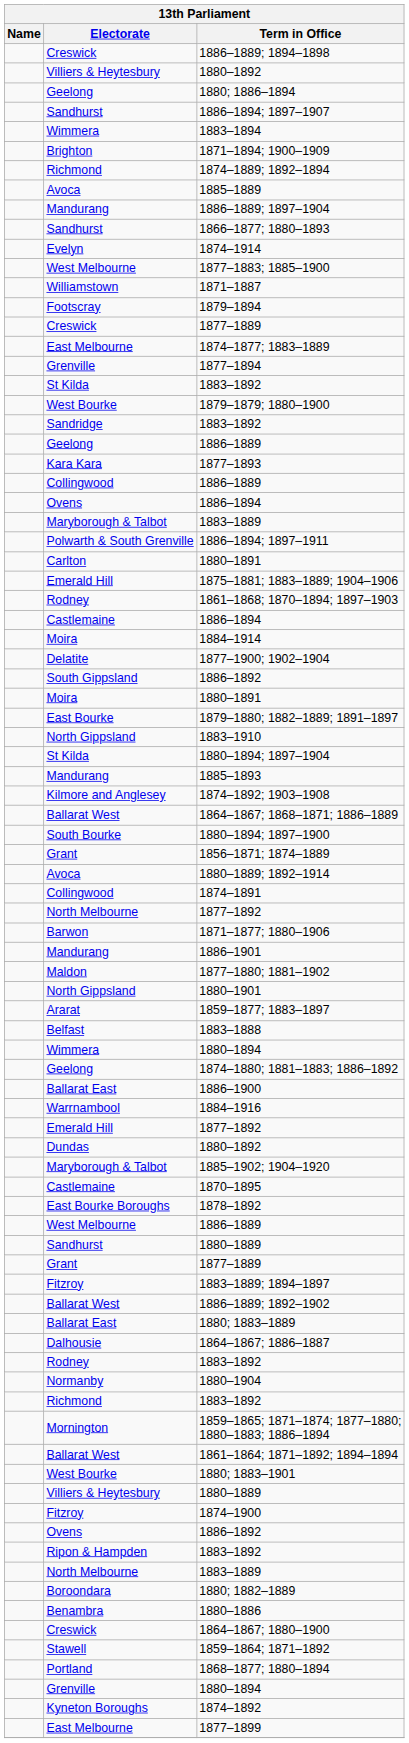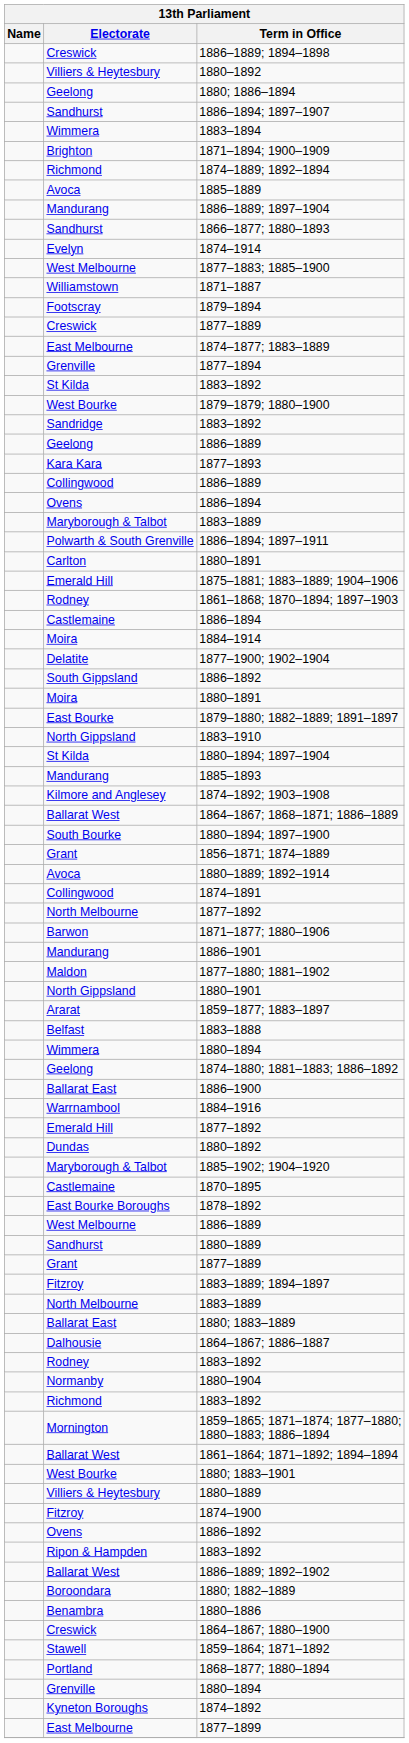rows swapped: (92, 1571) <-> (83, 1303)
